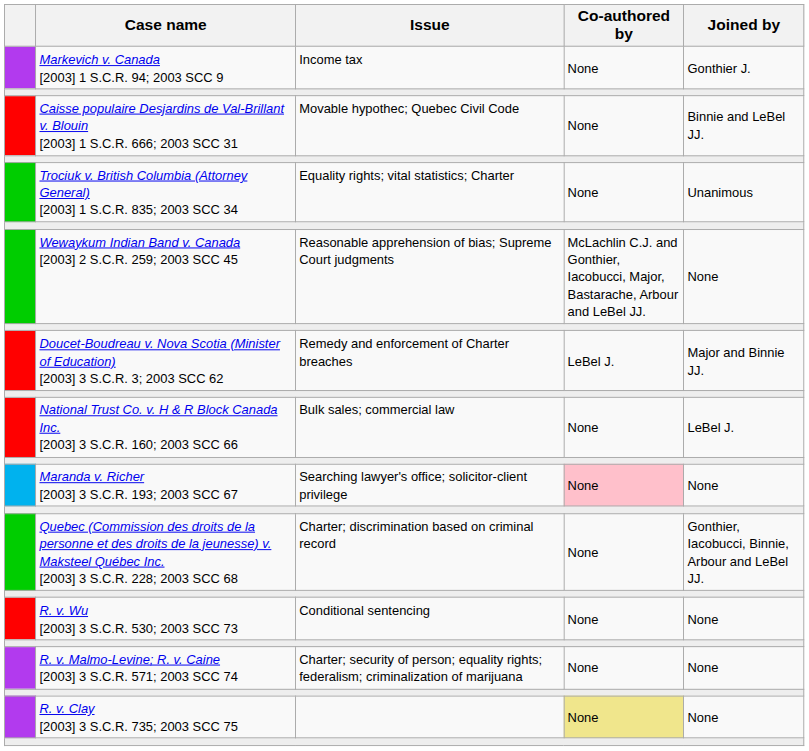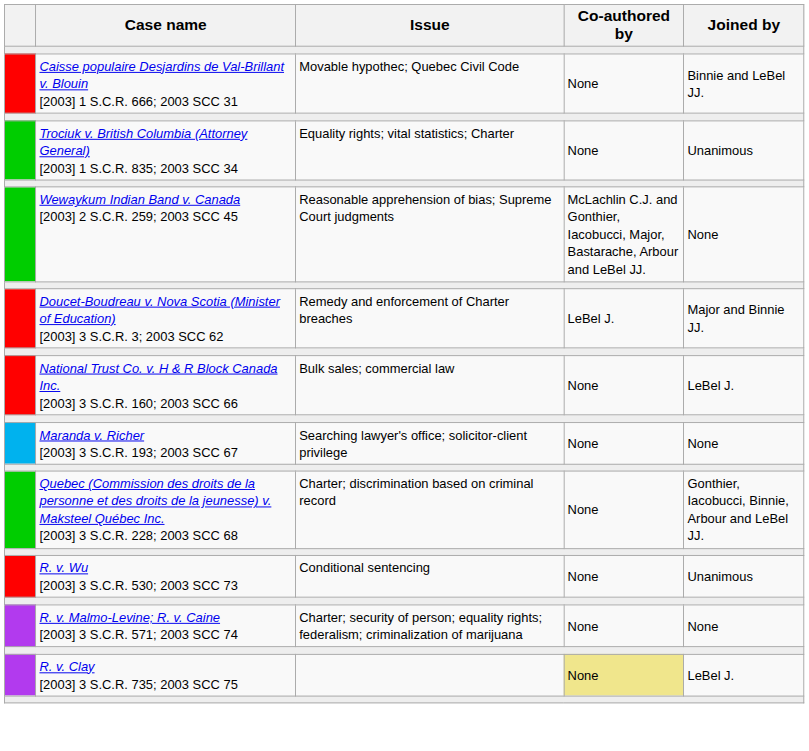- row: (131, 68)
(583, 486) pink background -> (583, 444) no background
(703, 619) None -> (720, 577) Unanimous
(703, 717) None -> (711, 675) LeBel J.
